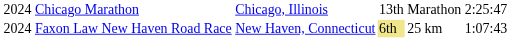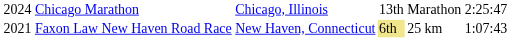(18, 28) 2024 -> (18, 28) 2021
